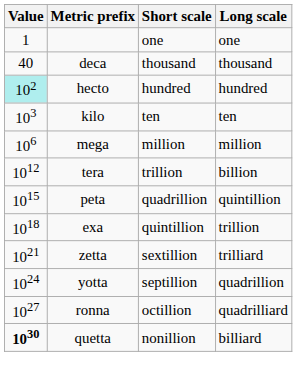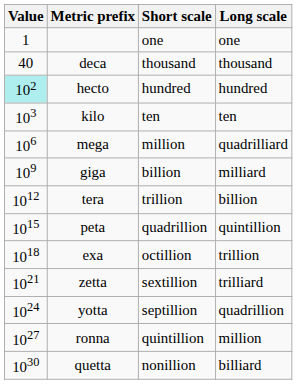(240, 144) million -> (253, 144) quadrilliard
+ row: (93, 171)
(173, 227) quintillion -> (167, 254) octillion
(167, 310) octillion -> (173, 337) quintillion
(253, 310) quadrilliard -> (240, 337) million
(26, 337) bold -> (26, 365) normal
